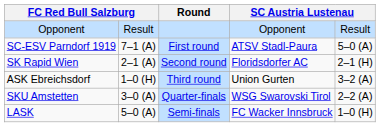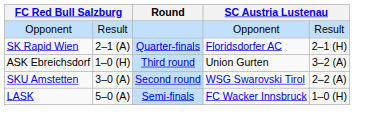- row: (61, 46)
(194, 63) Second round -> (168, 46) Quarter-finals
(194, 96) Quarter-finals -> (168, 79) Second round
